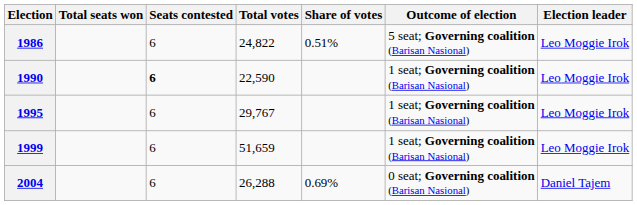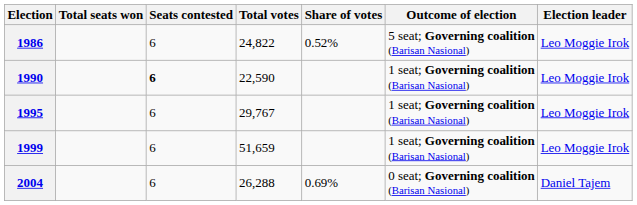(321, 42) 0.51% -> (321, 42) 0.52%
